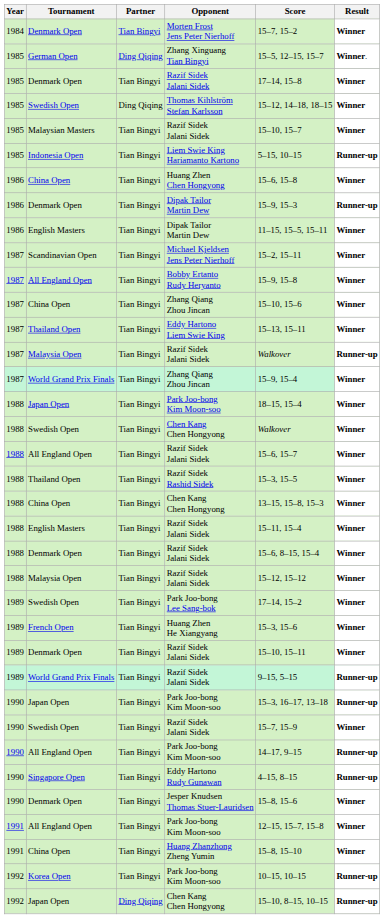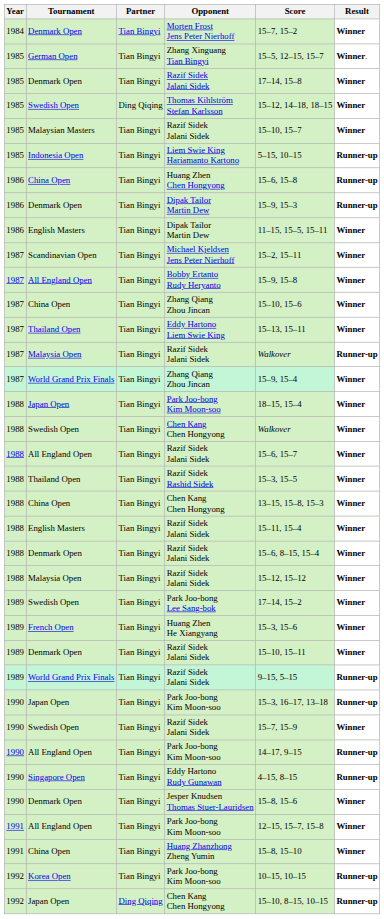(141, 56) Ding Qiqing -> (139, 56) Tian Bingyi
(351, 180) Winner -> (357, 180) Runner-up
